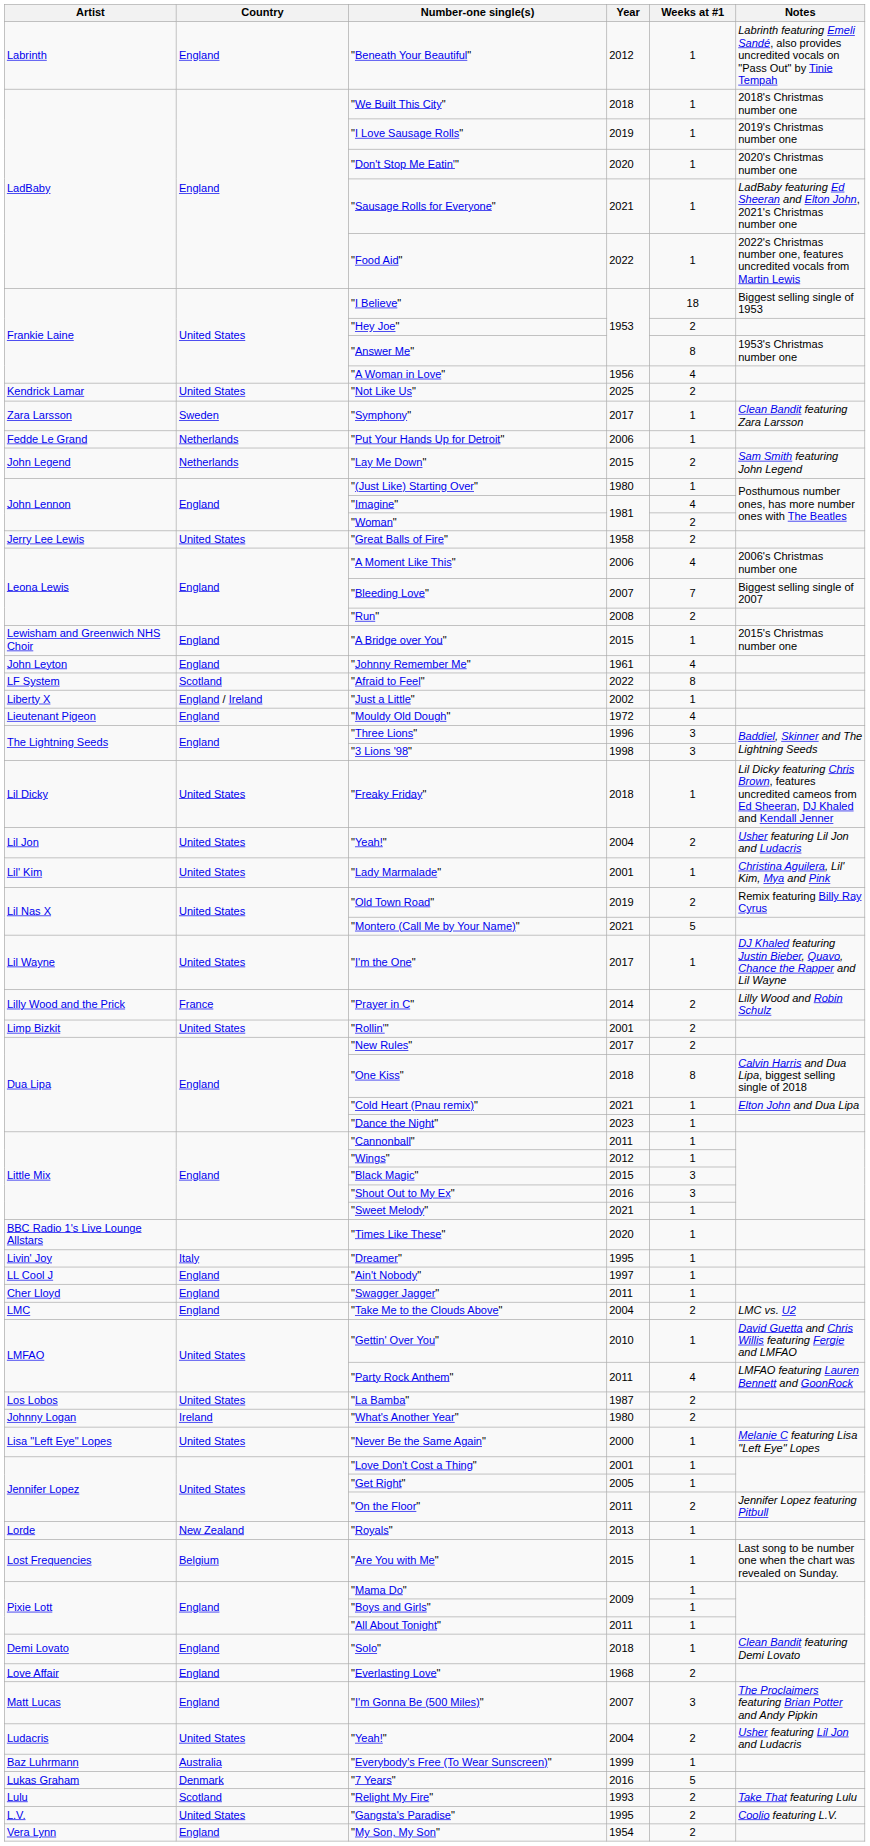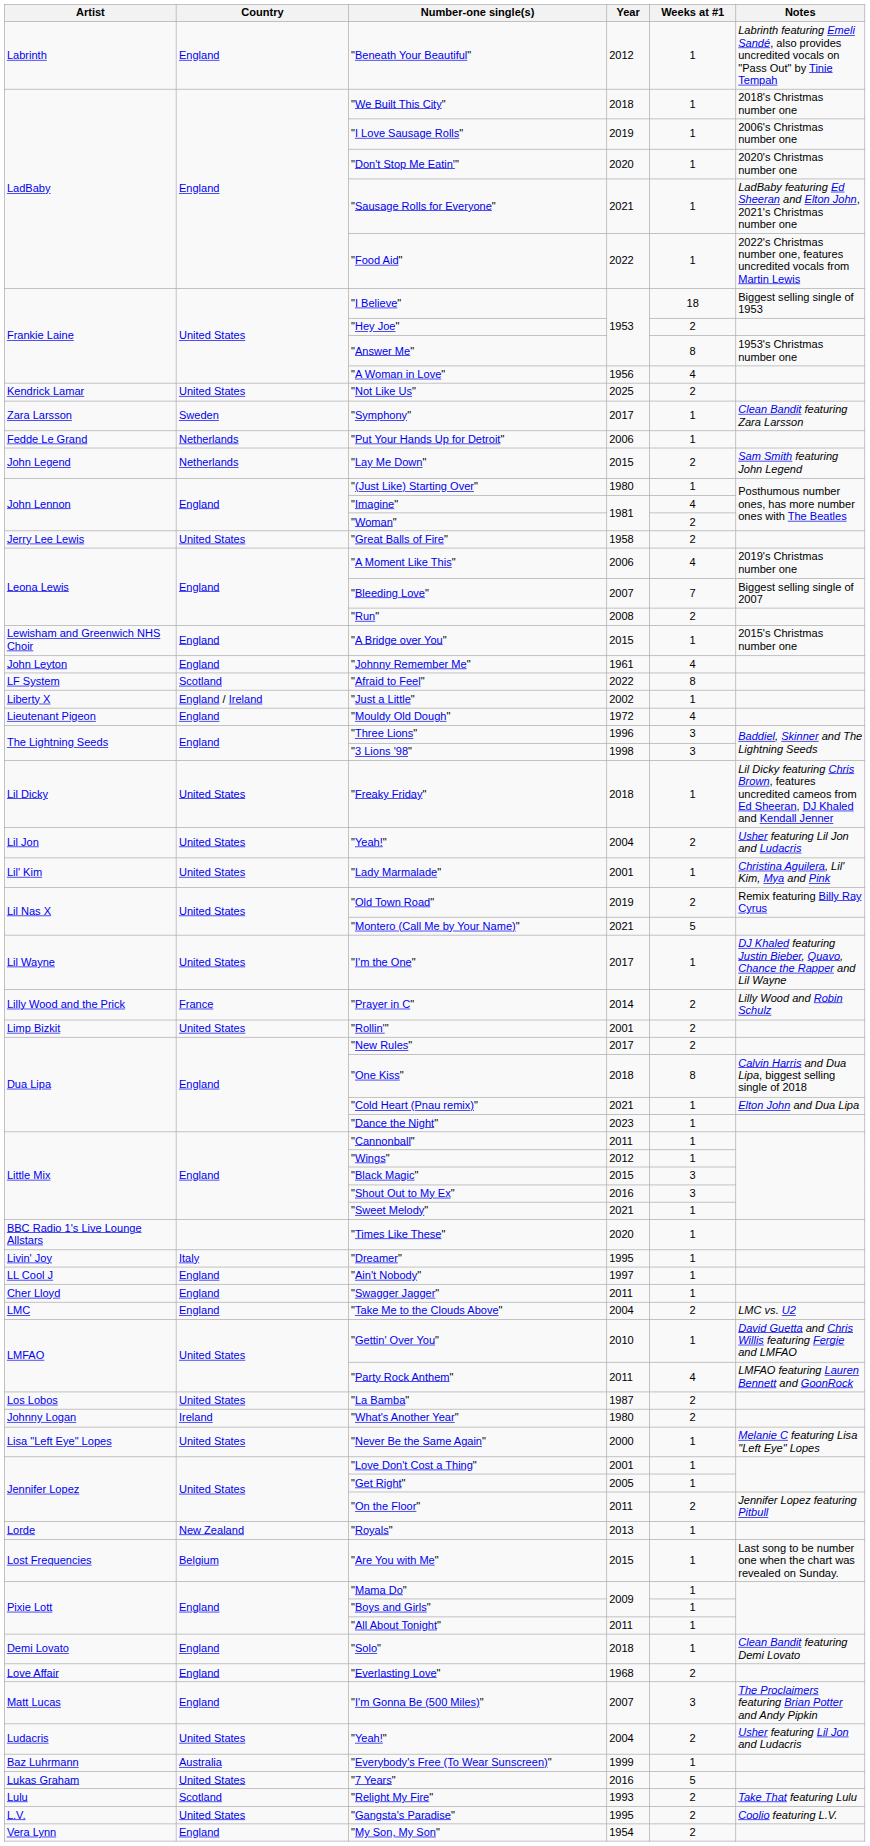(781, 134) 2019's Christmas number one -> (781, 134) 2006's Christmas number one
(781, 563) 2006's Christmas number one -> (781, 563) 2019's Christmas number one
(201, 1780) Denmark -> (212, 1780) United States
